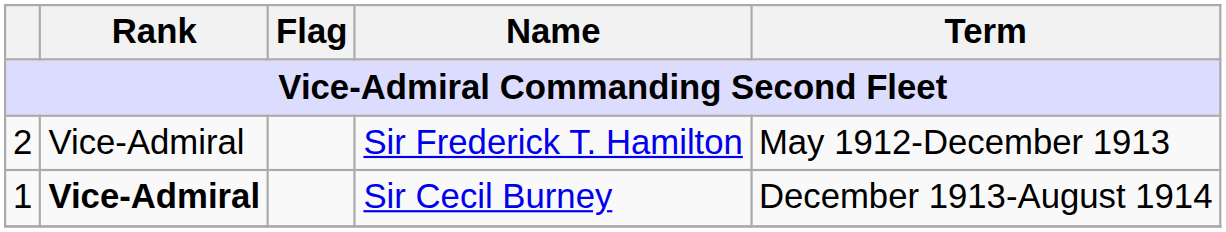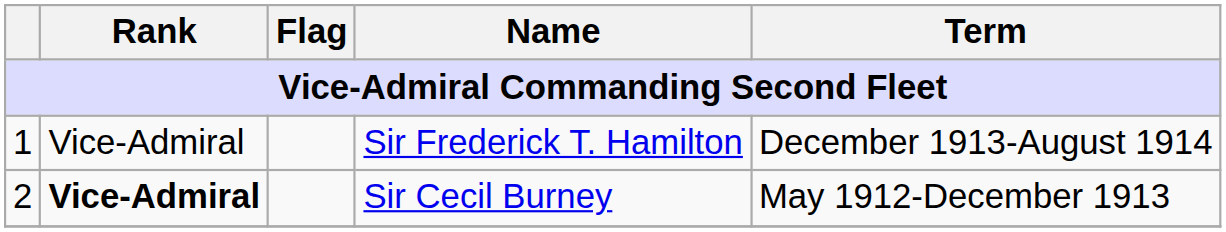(23, 142) 2 -> (23, 142) 1
(964, 142) May 1912-December 1913 -> (986, 142) December 1913-August 1914
(23, 197) 1 -> (23, 197) 2
(986, 197) December 1913-August 1914 -> (964, 197) May 1912-December 1913
